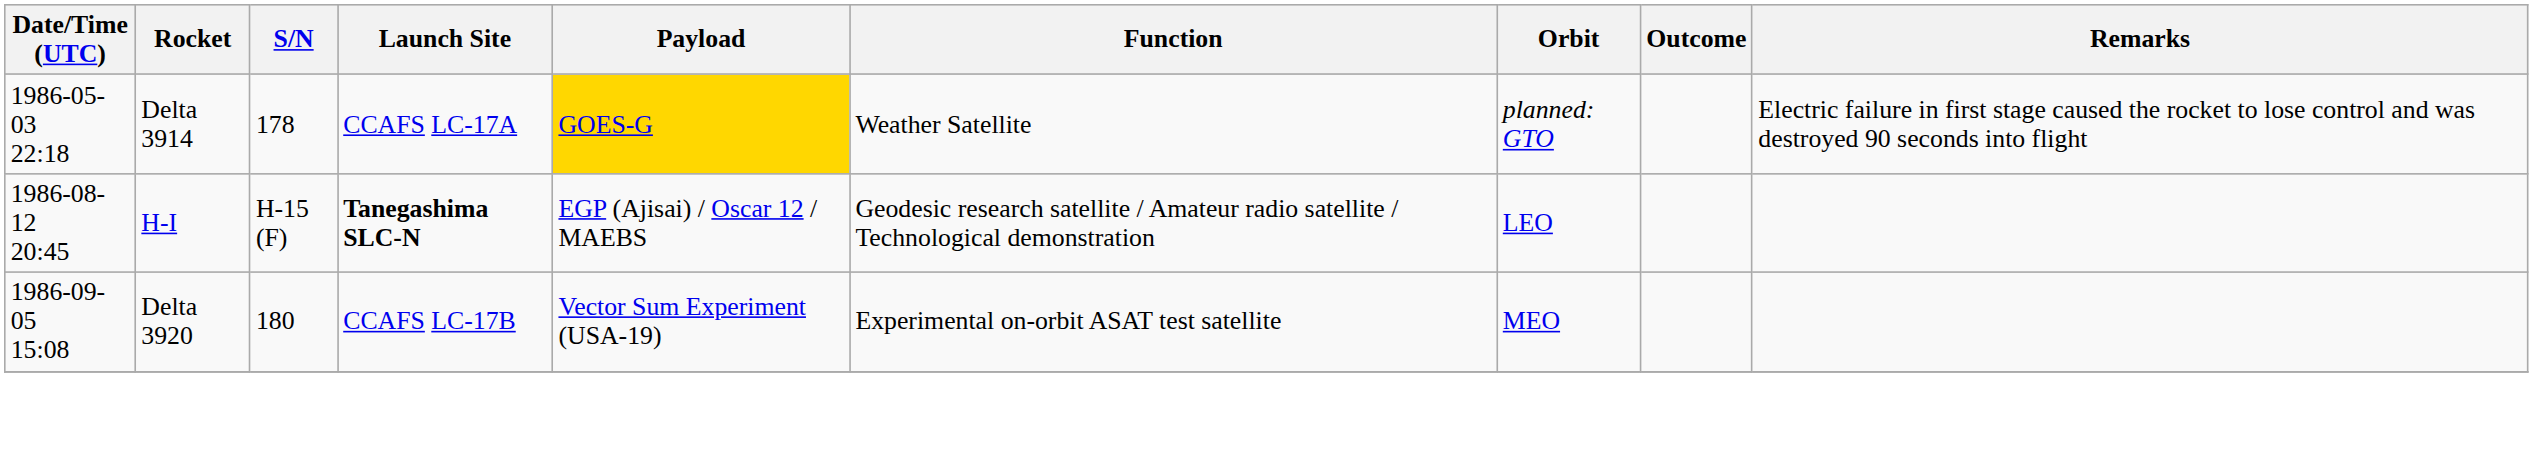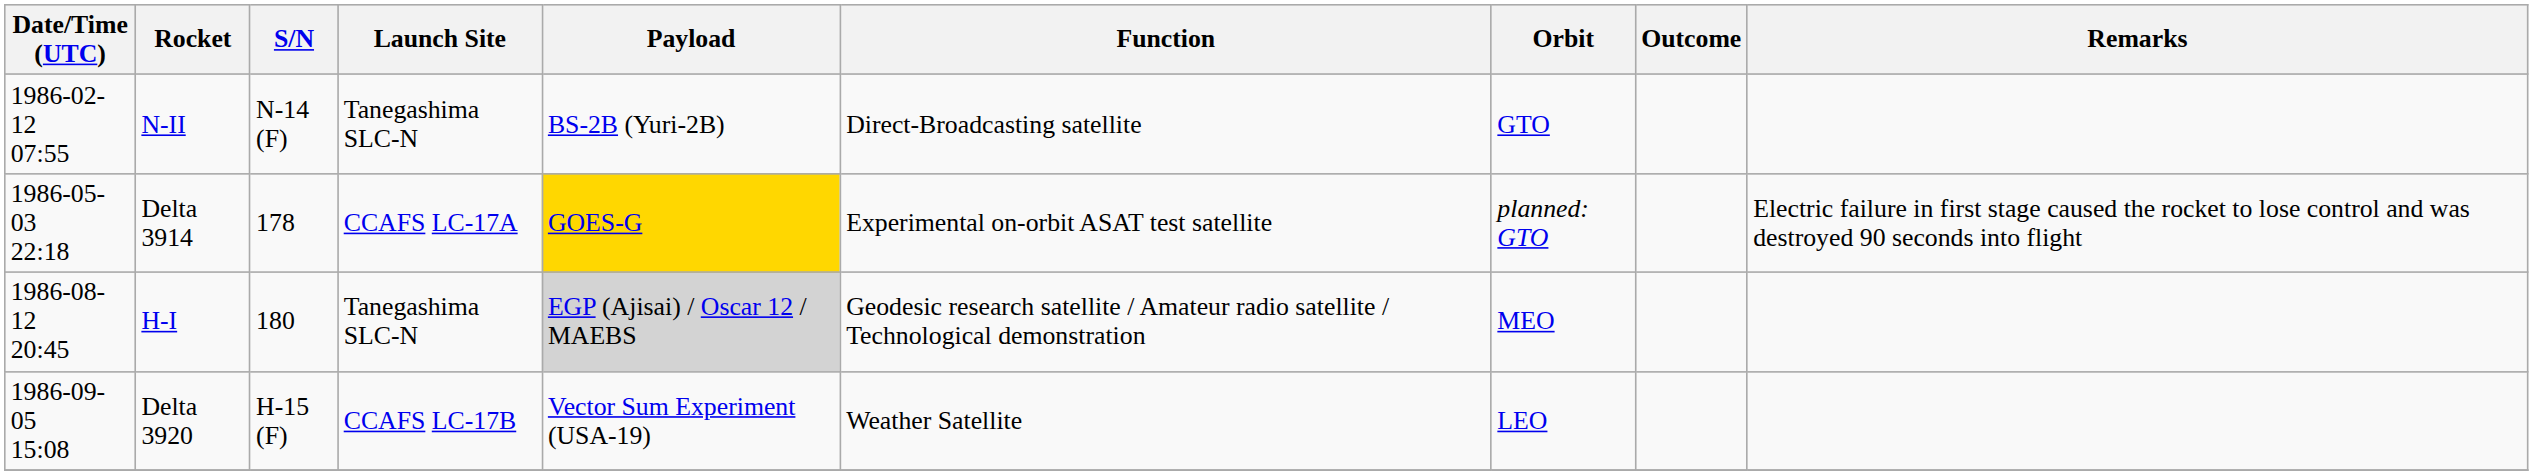+ row: (164, 123)
(943, 123) Weather Satellite -> (1059, 222) Experimental on-orbit ASAT test satellite
(282, 222) H-15 (F) -> (275, 321) 180
(416, 222) bold -> (411, 321) normal
(688, 222) no background -> (677, 321) lightgrey background
(1528, 222) LEO -> (1526, 321) MEO
(275, 321) 180 -> (283, 420) H-15 (F)
(1068, 321) Experimental on-orbit ASAT test satellite -> (934, 420) Weather Satellite
(1531, 321) MEO -> (1522, 420) LEO
